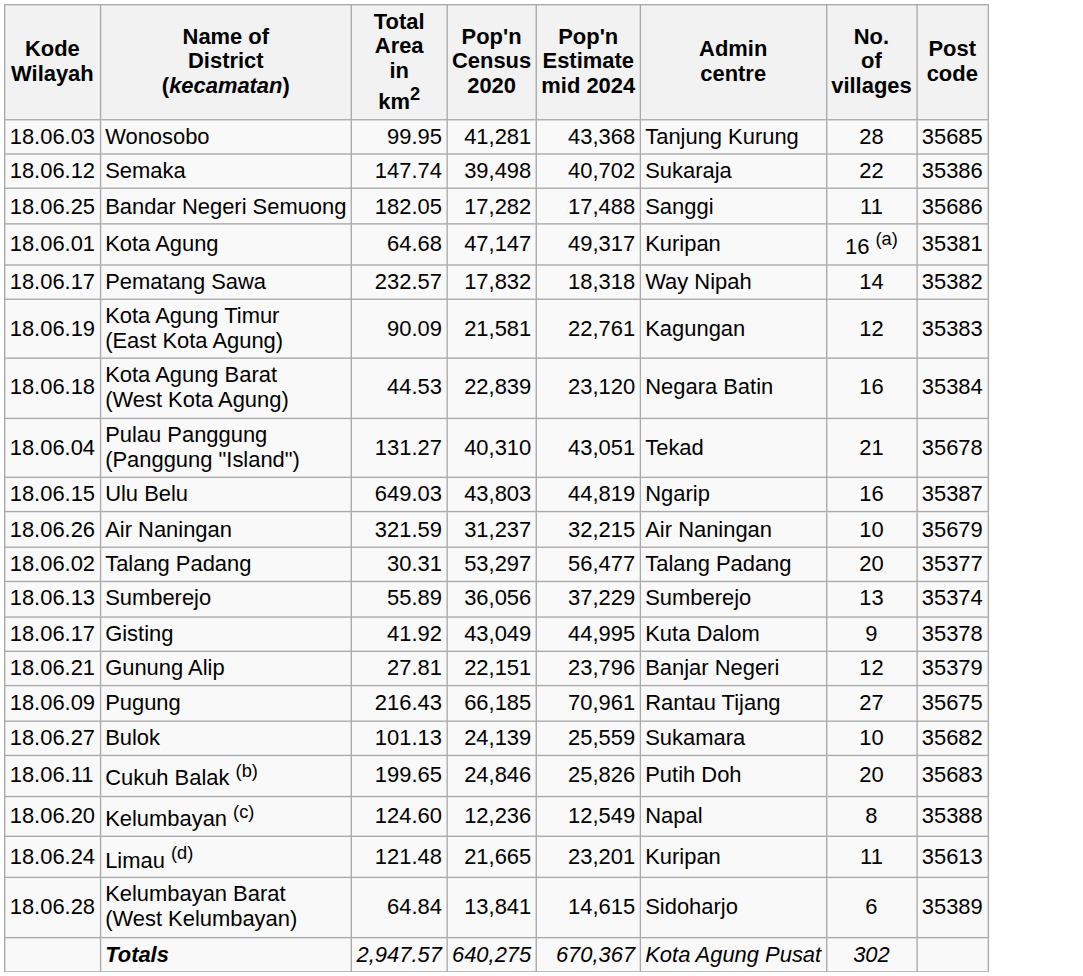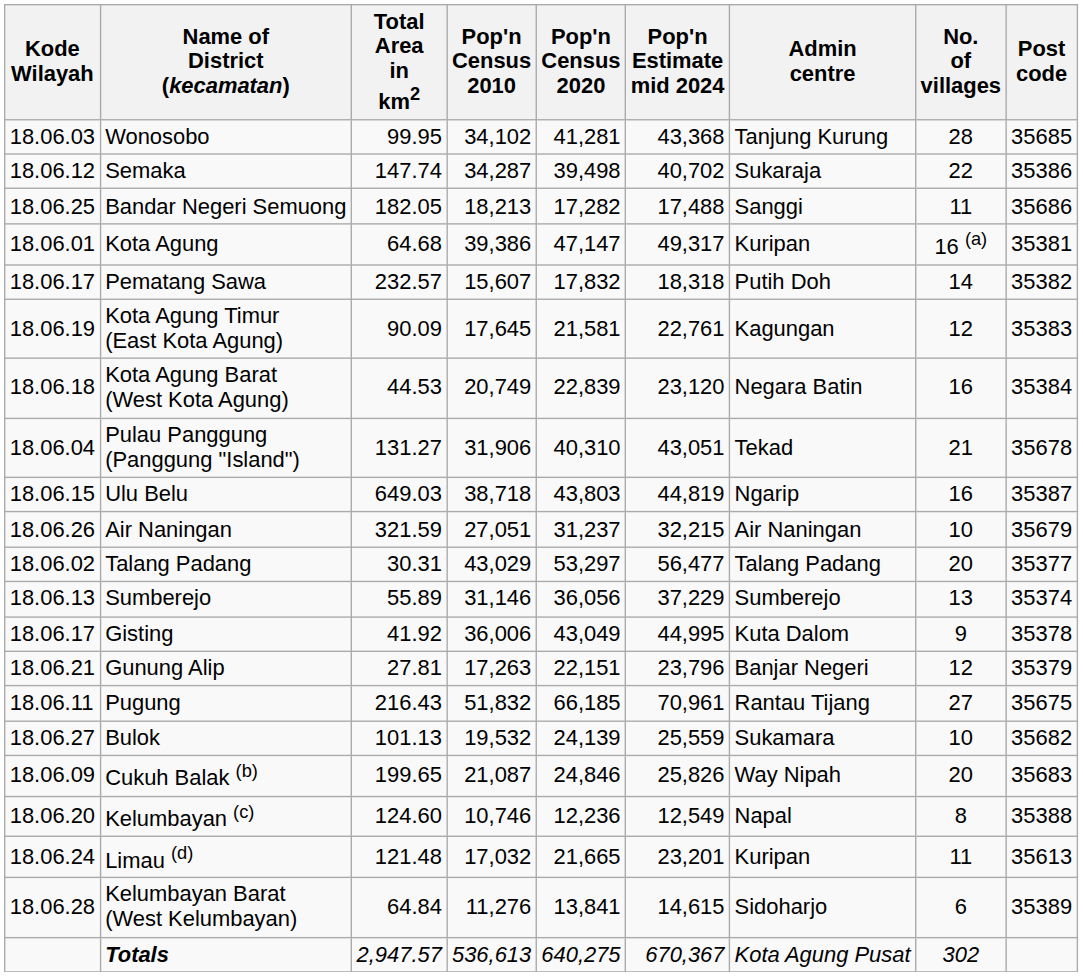+ column: (492, 61)
(698, 281) Way Nipah -> (783, 281) Putih Doh
(52, 703) 18.06.09 -> (52, 703) 18.06.11
(52, 775) 18.06.11 -> (52, 775) 18.06.09
(693, 775) Putih Doh -> (788, 775) Way Nipah
